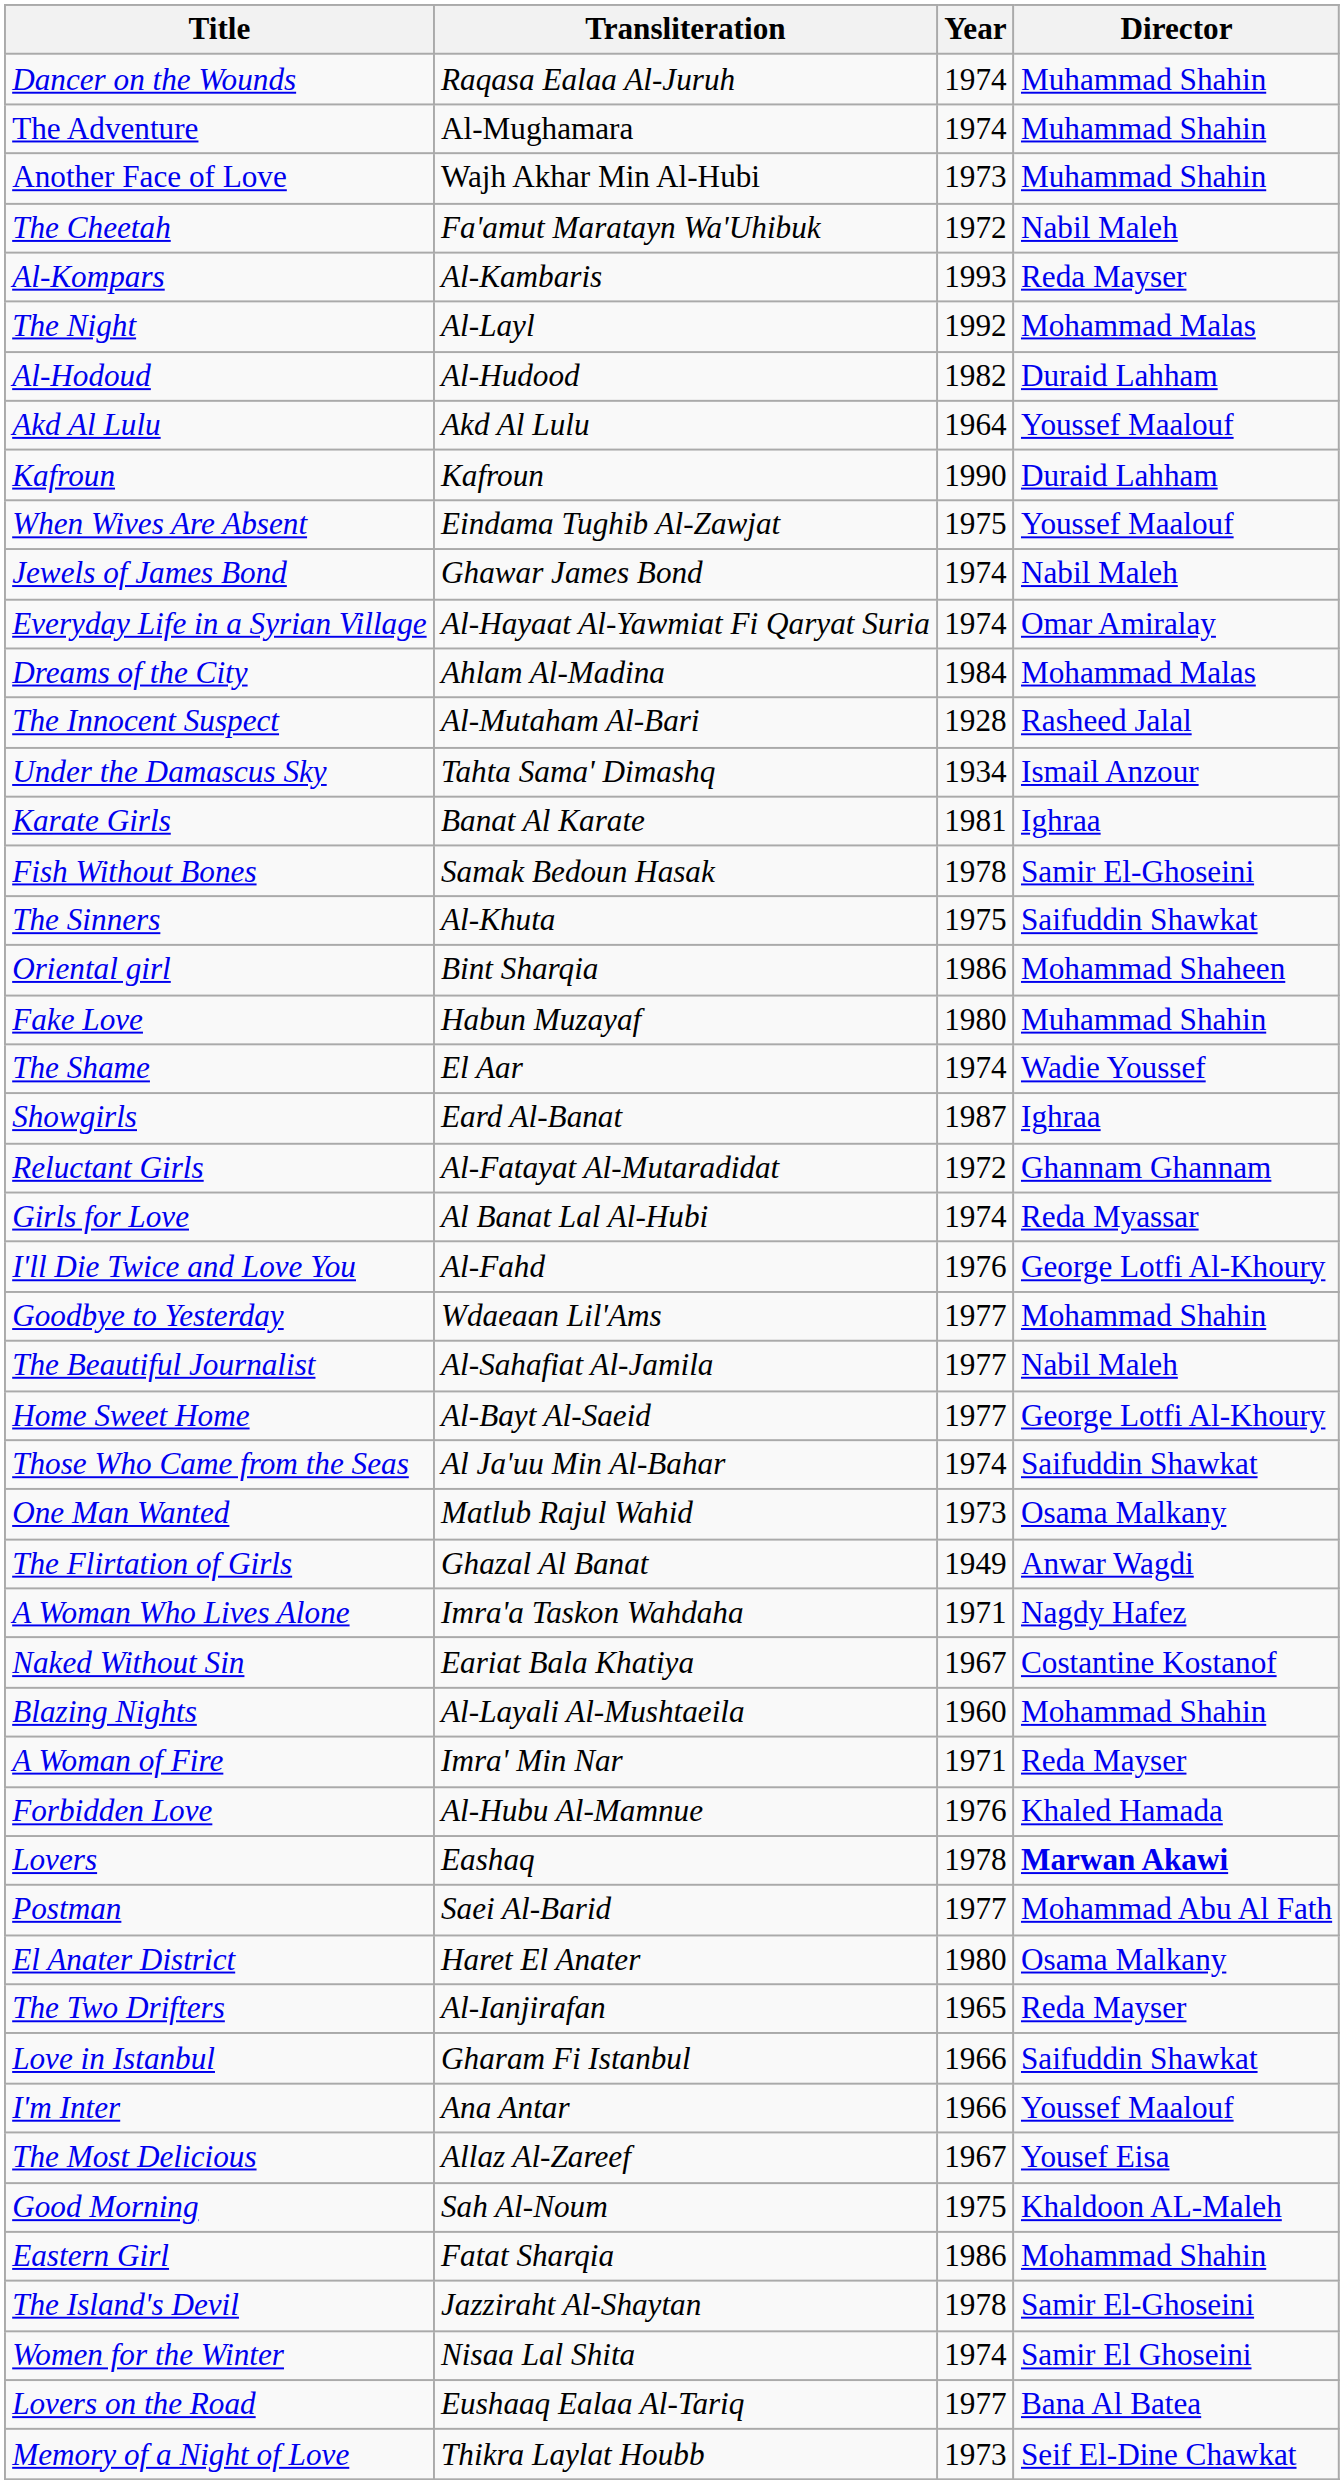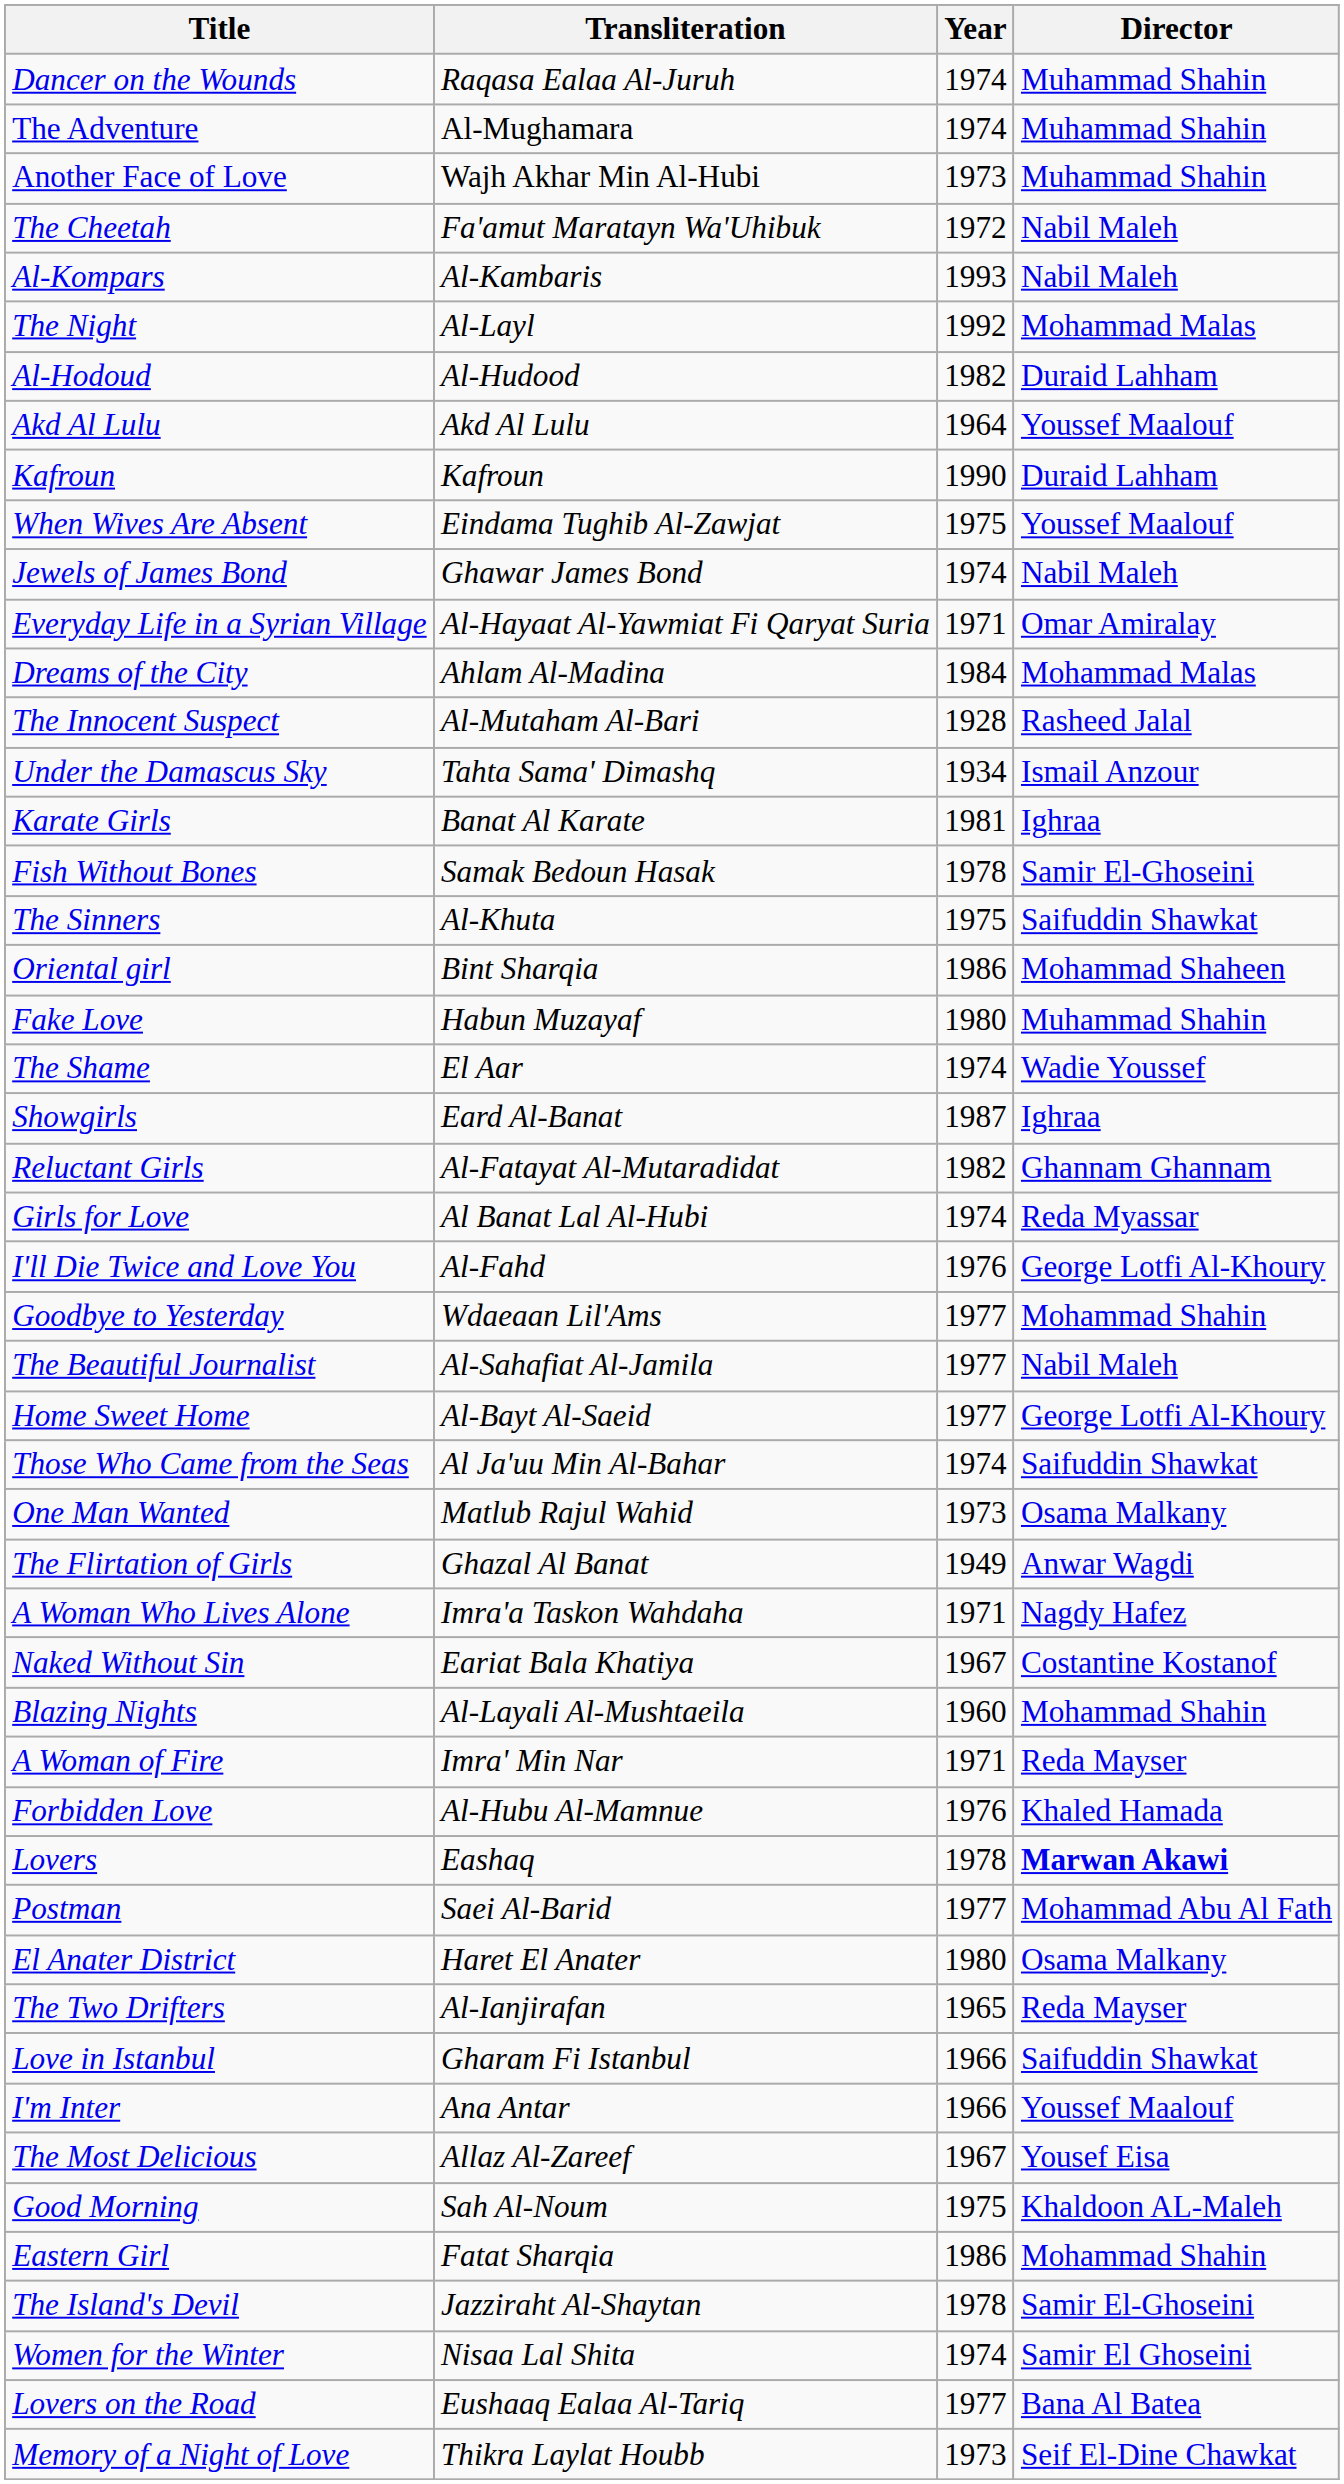(1104, 276) Reda Mayser -> (1099, 276) Nabil Maleh
(975, 623) 1974 -> (975, 623) 1971
(975, 1167) 1972 -> (975, 1167) 1982
